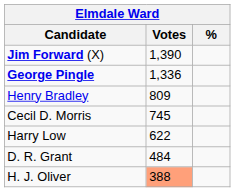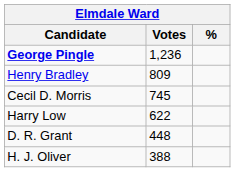- row: (56, 55)
(165, 75) 1,336 -> (165, 55) 1,236
(160, 156) 484 -> (160, 136) 448
(160, 177) lightsalmon background -> (160, 156) no background
